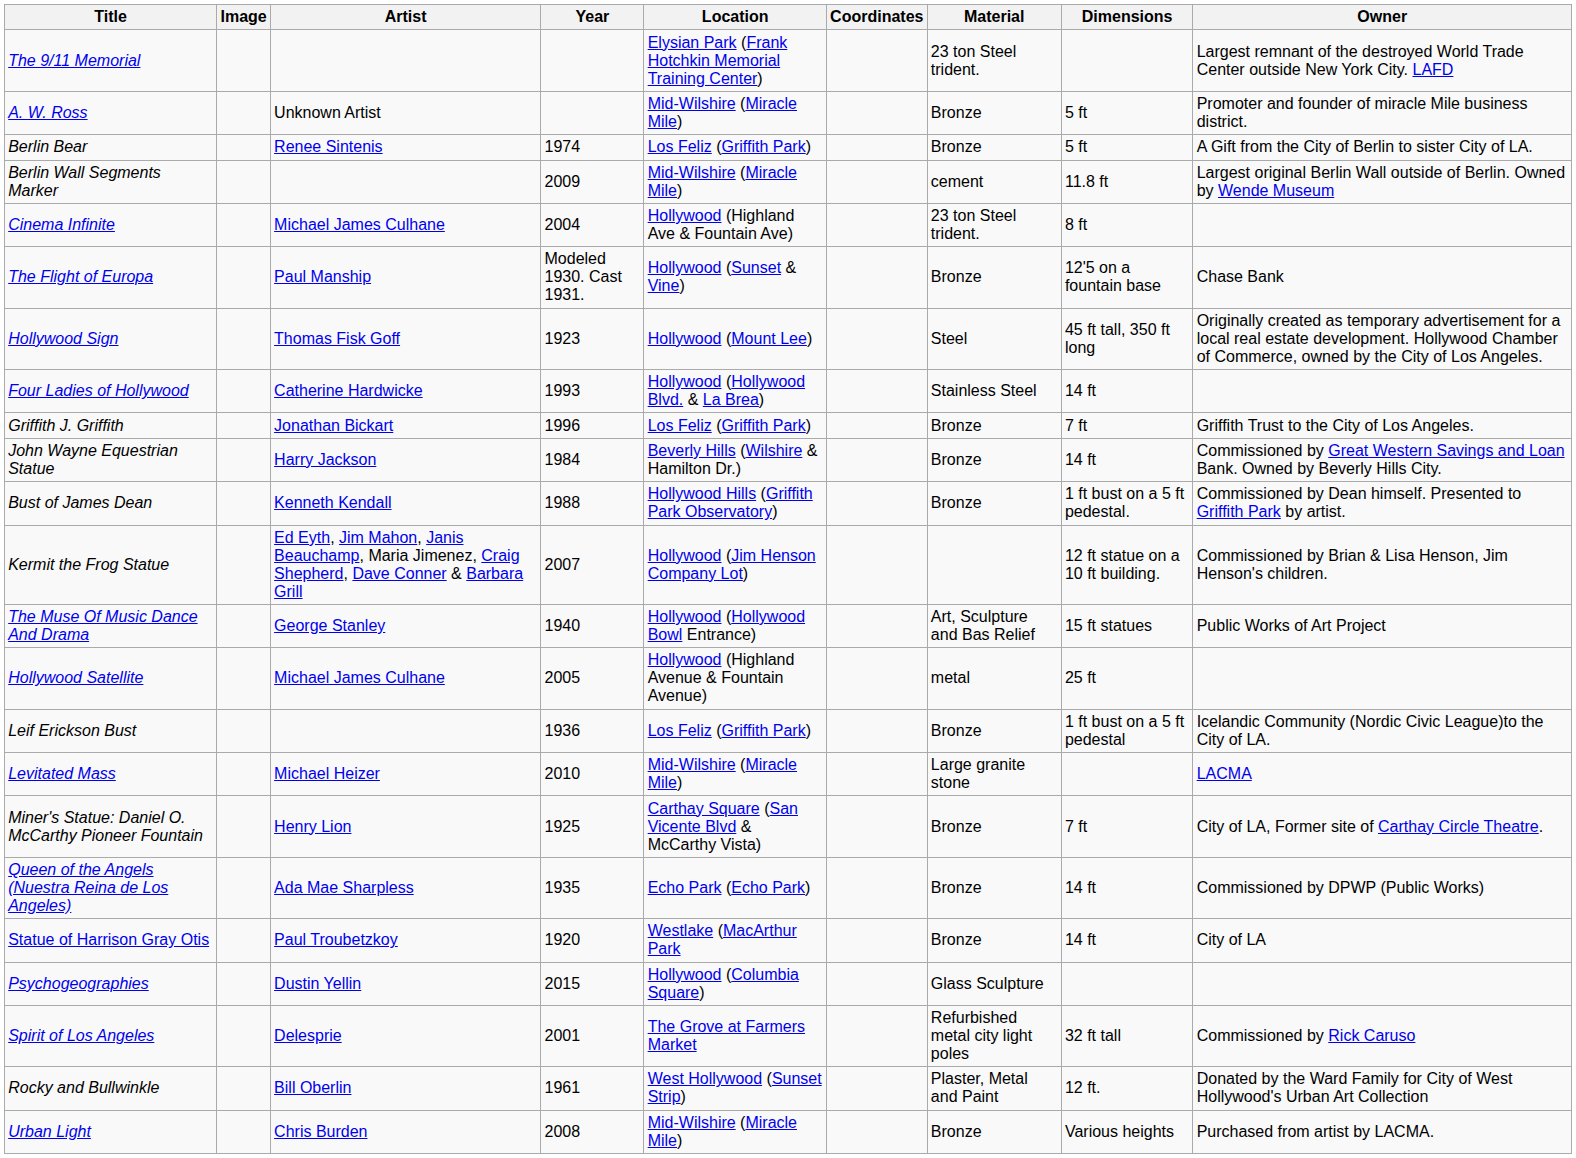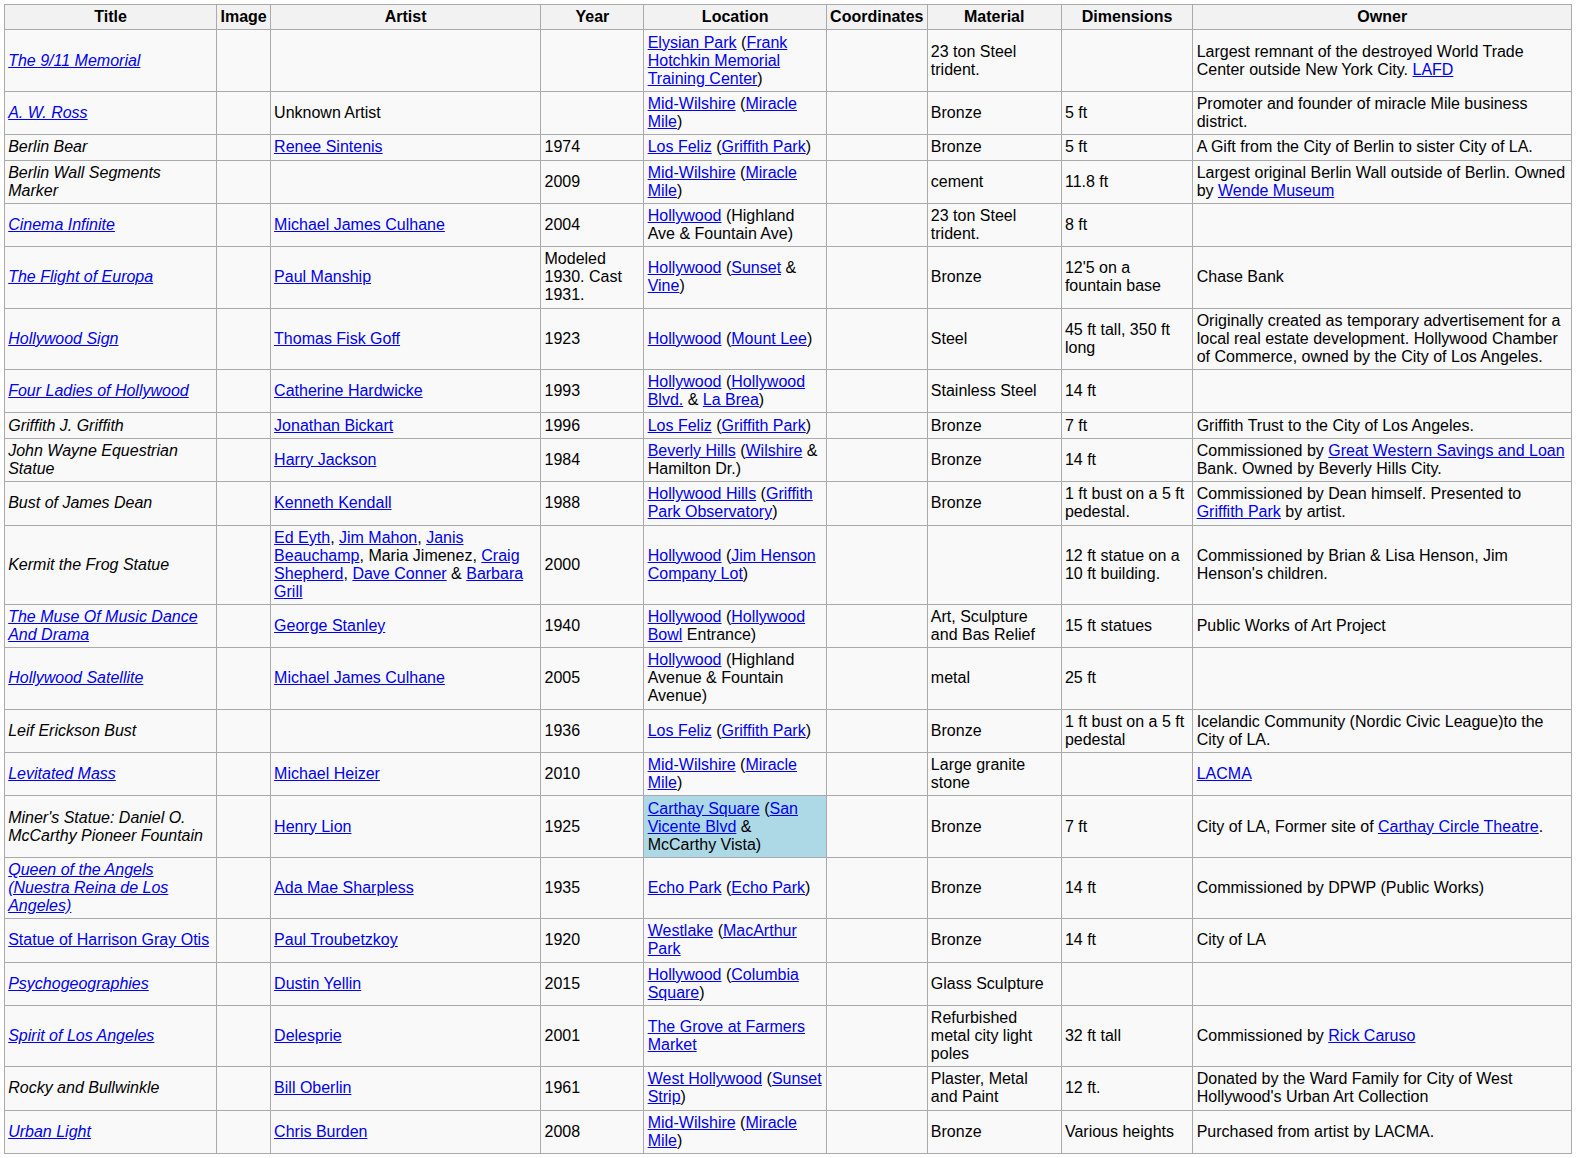(562, 564) 2007 -> (562, 564) 2000
(723, 826) no background -> (723, 826) lightblue background
